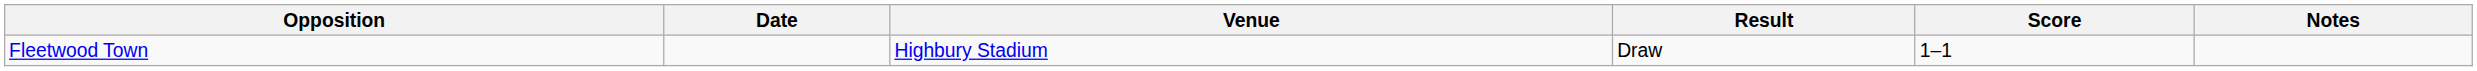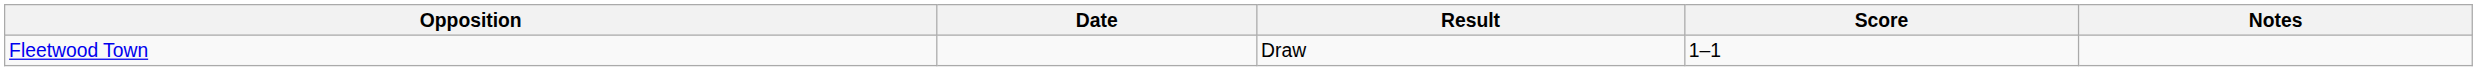- column: (1251, 20)
